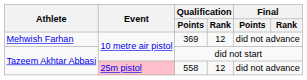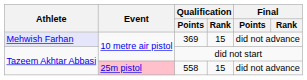(40, 40) no background -> (40, 40) lavender background
(220, 40) 12 -> (220, 40) 15
(220, 68) 12 -> (220, 68) 15
